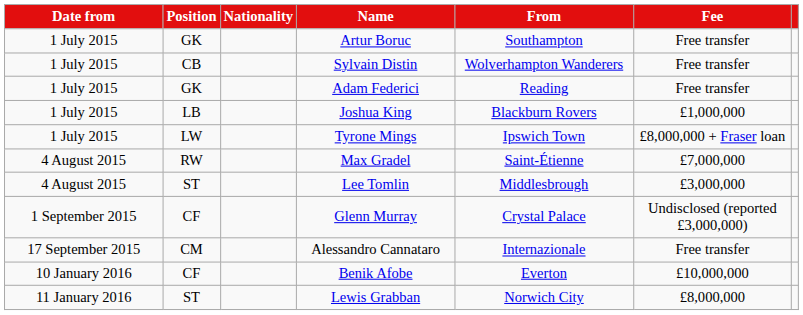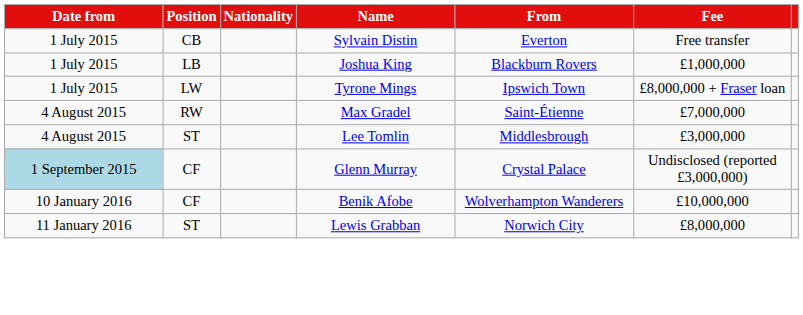- row: (376, 40)
(544, 64) Wolverhampton Wanderers -> (544, 40) Everton
- row: (376, 88)
(84, 217) no background -> (84, 169) lightblue background
- row: (376, 249)
(544, 273) Everton -> (544, 201) Wolverhampton Wanderers
